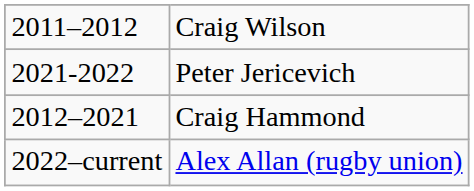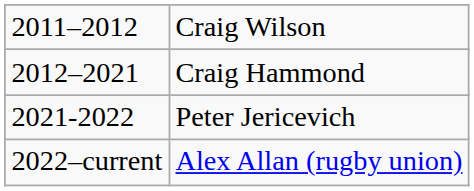rows swapped: (270, 116) <-> (266, 71)
